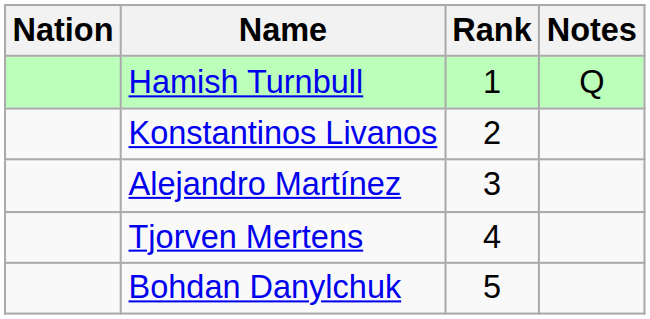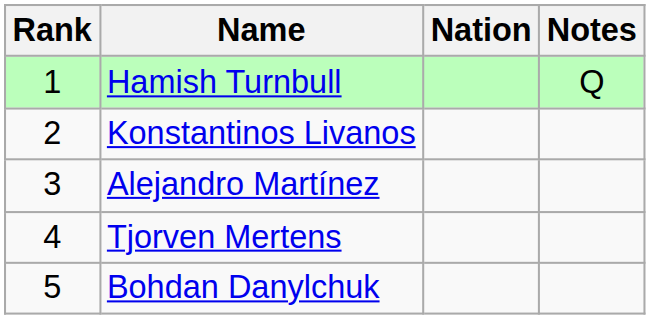columns swapped: (492, 30) <-> (63, 30)
